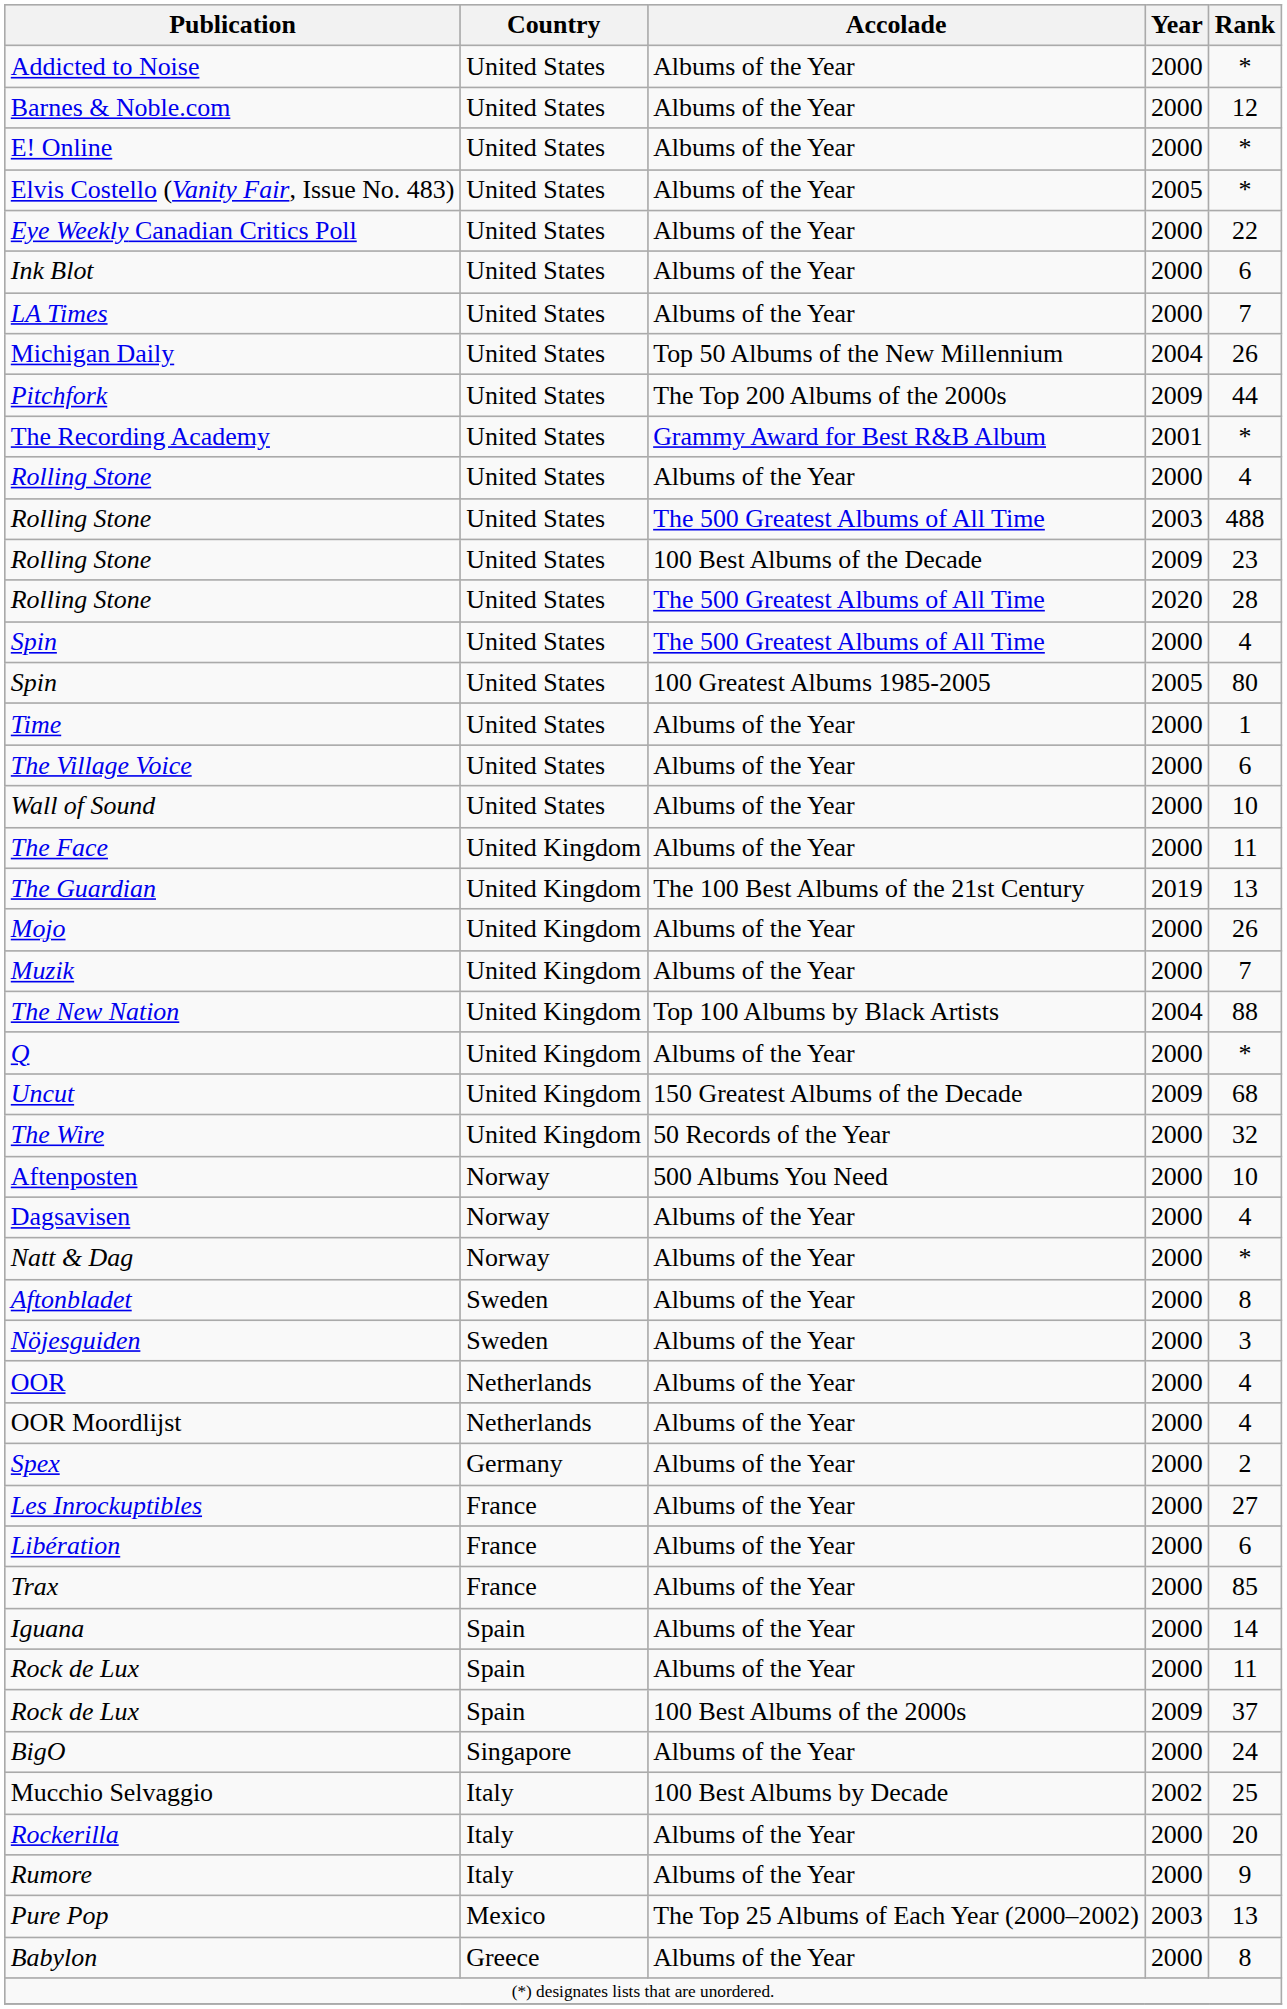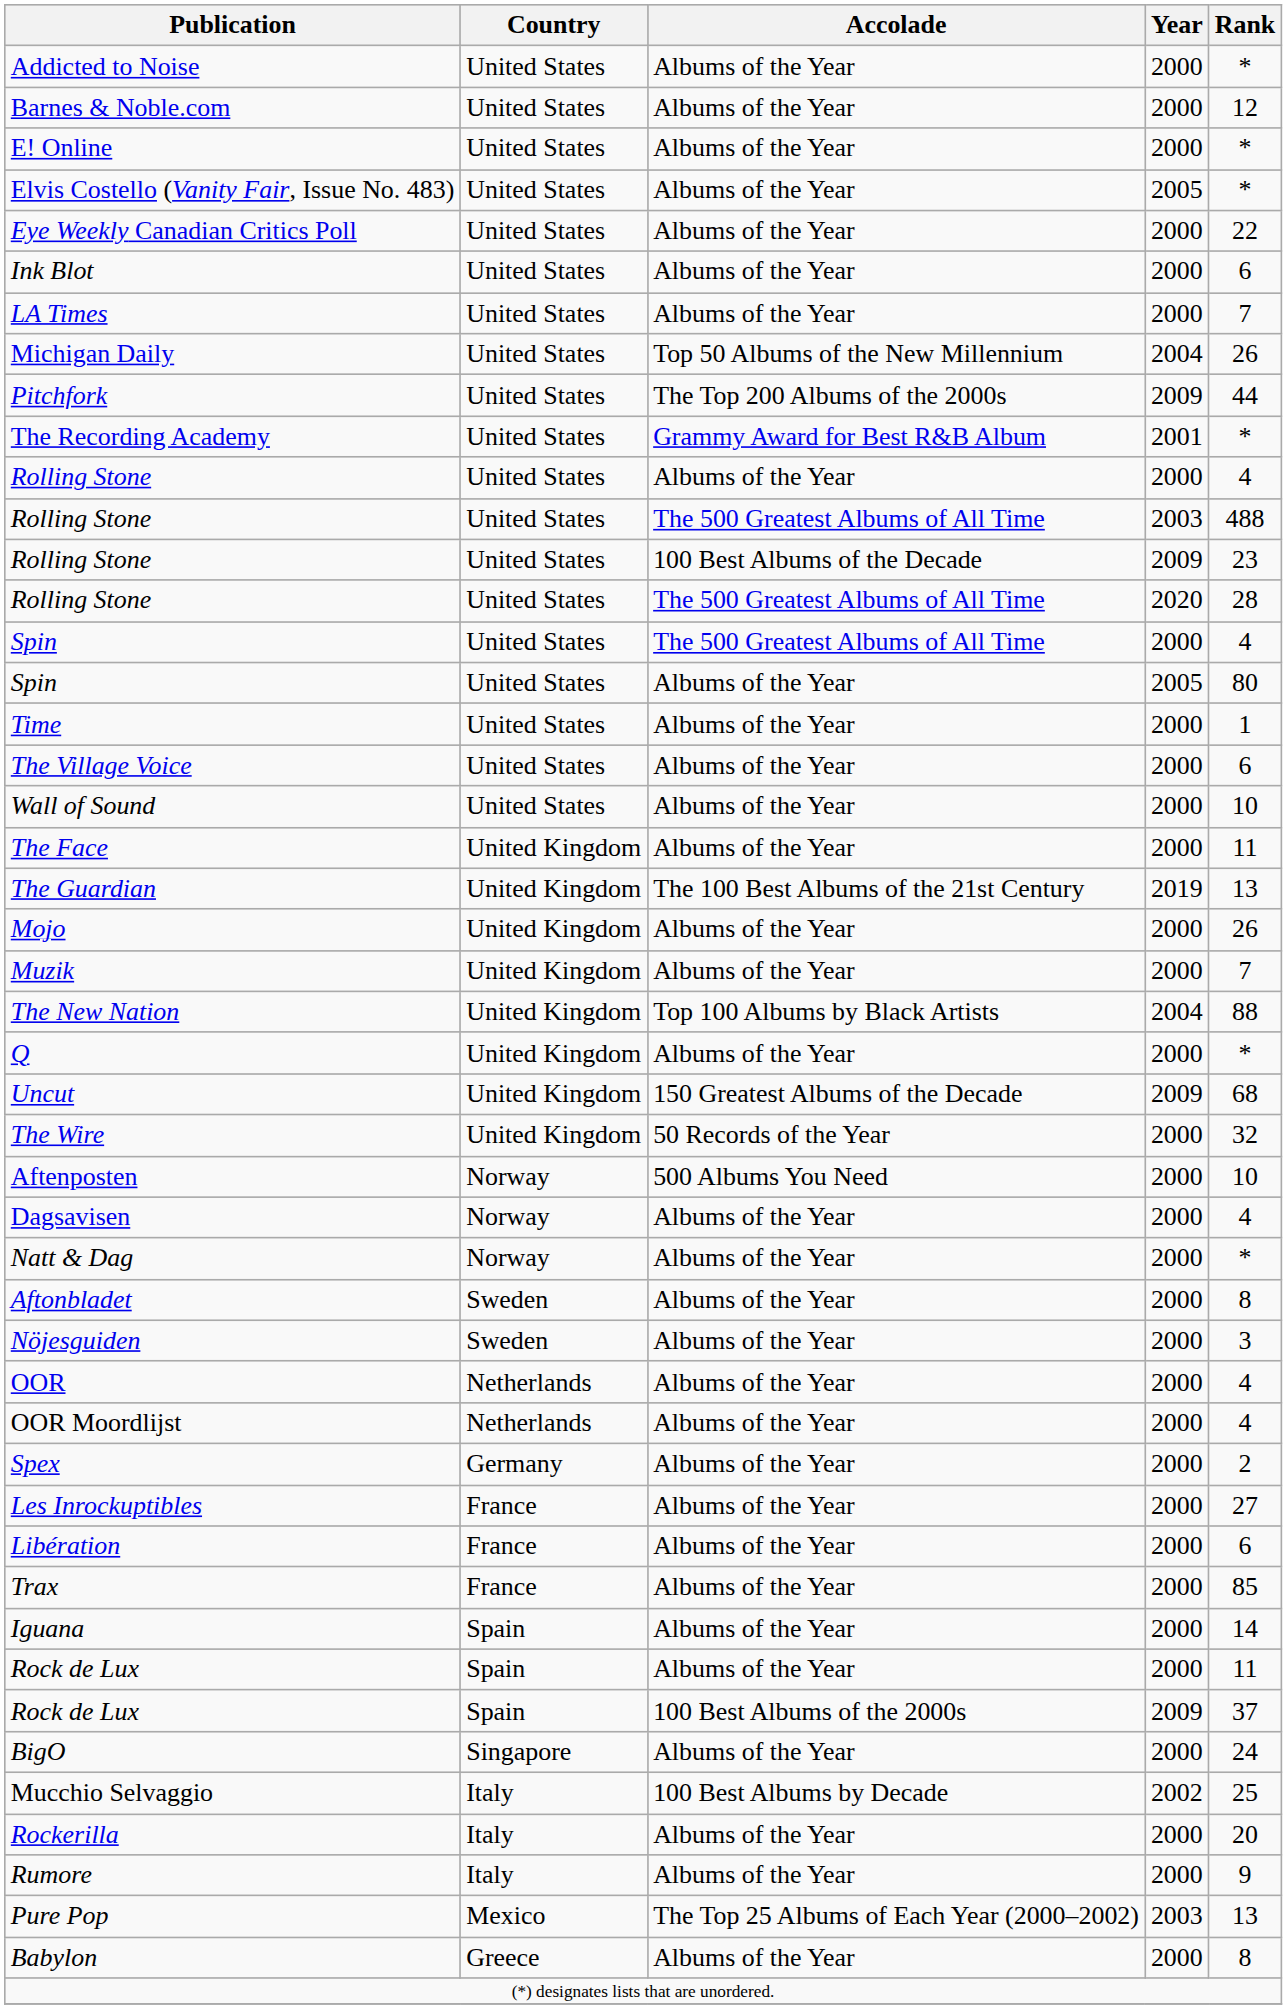(822, 682) 100 Greatest Albums 1985-2005 -> (754, 682) Albums of the Year
